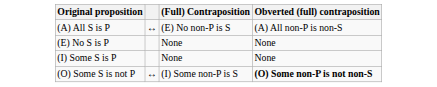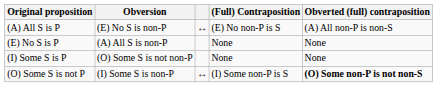+ column: (145, 12)
